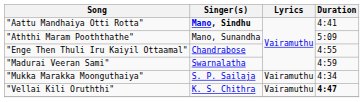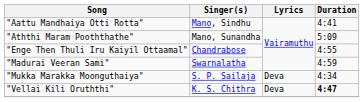(221, 24) bold -> (221, 24) normal
(289, 77) Vairamuthu -> (274, 77) Deva
(289, 90) Vairamuthu -> (274, 90) Deva
